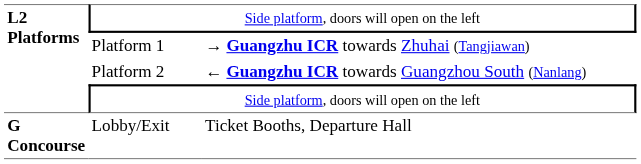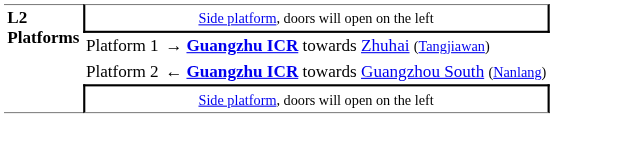- row: (131, 125)
